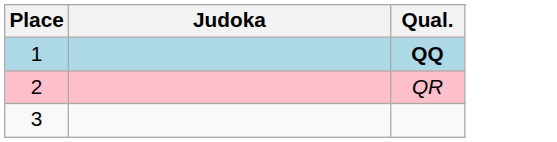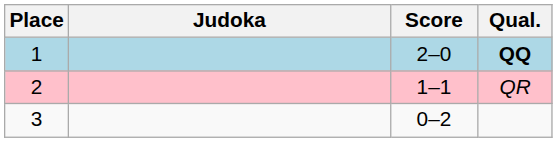+ column: (434, 20)
